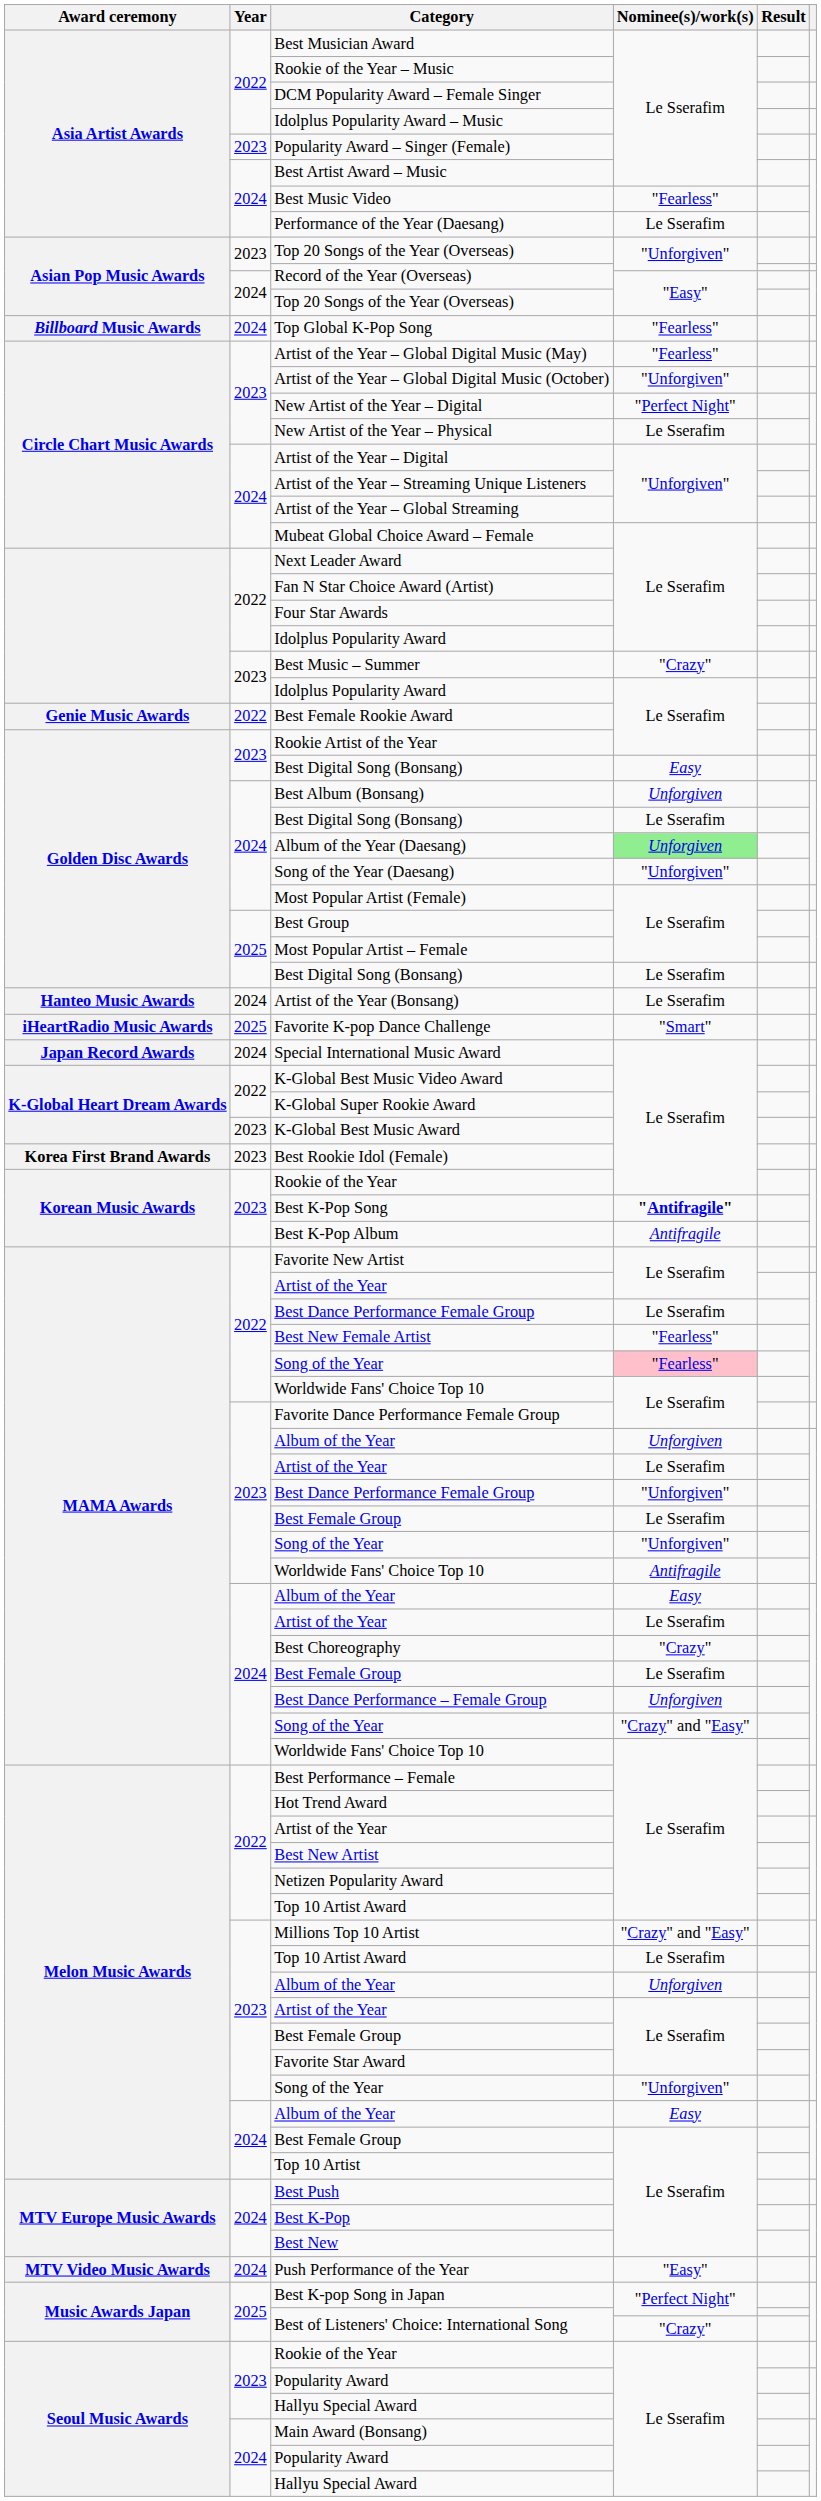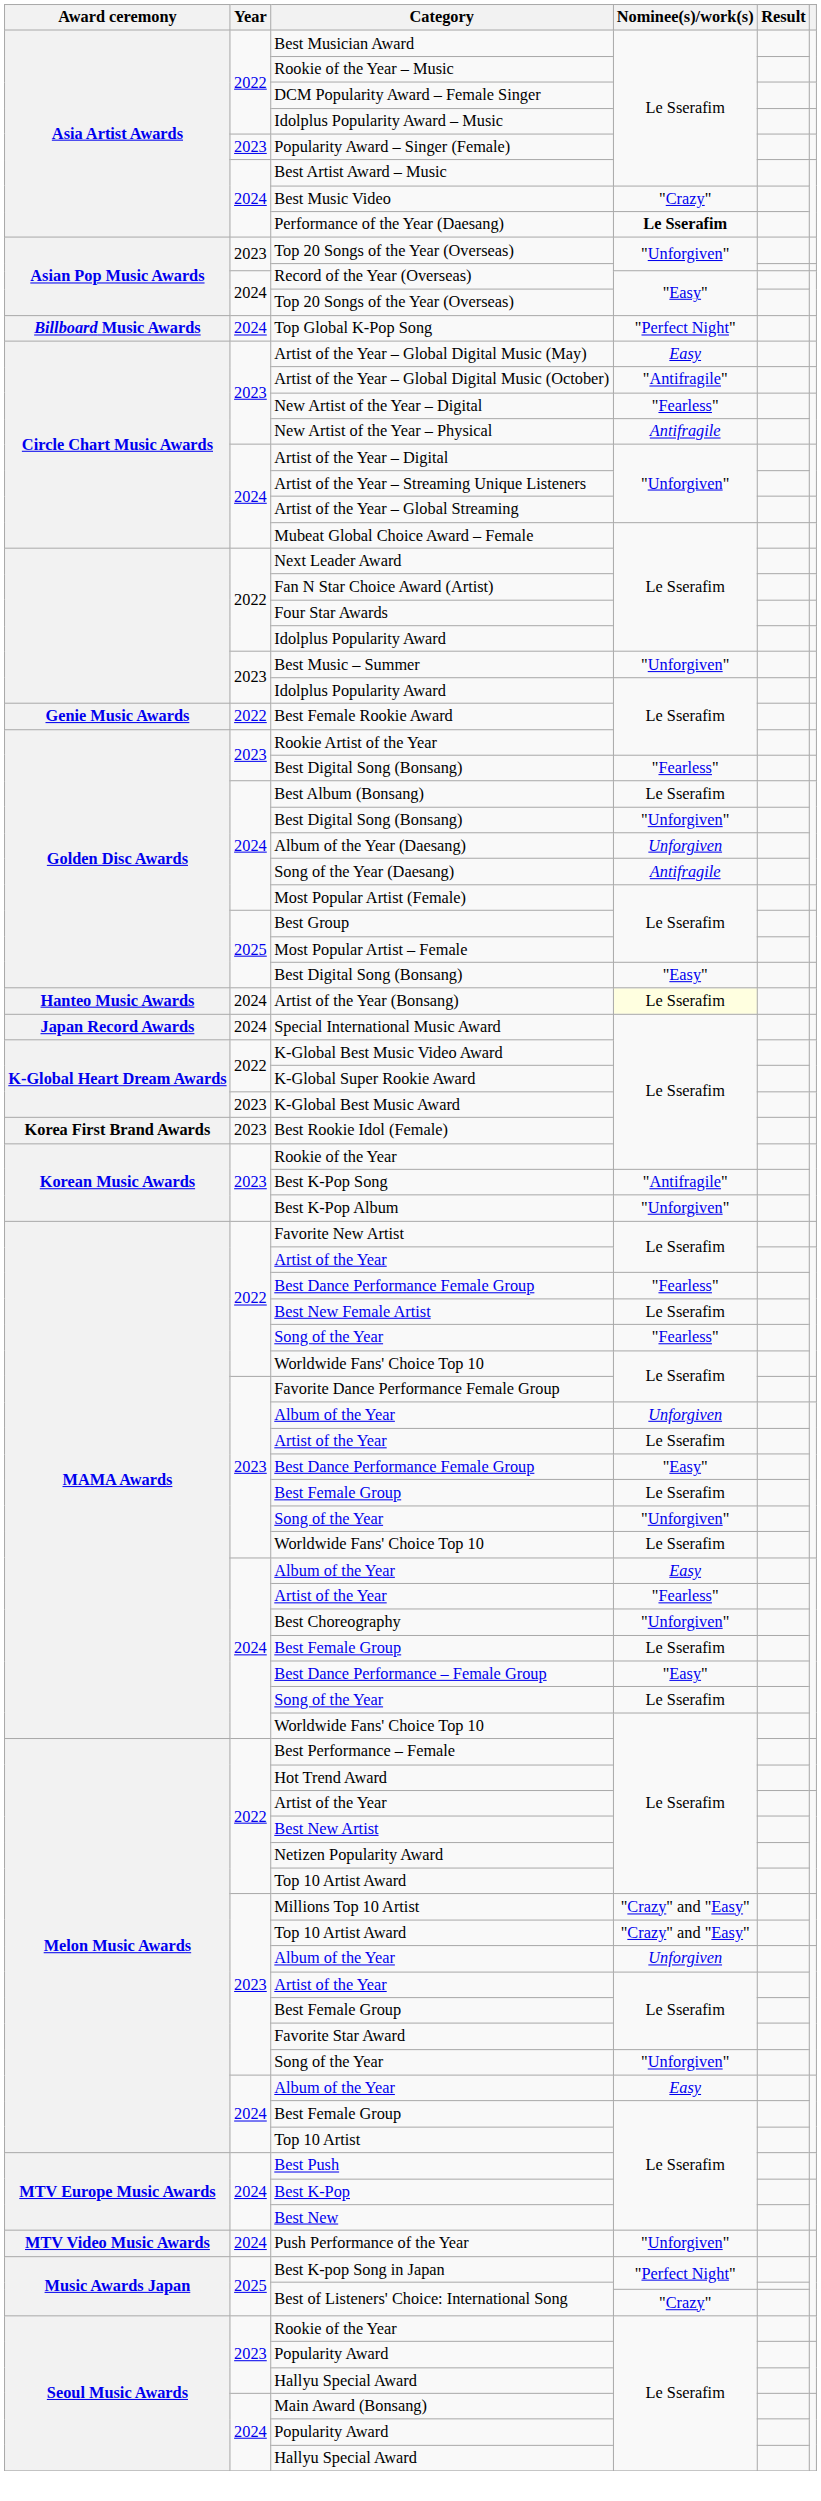(685, 198) "Fearless" -> (685, 198) "Crazy"
(685, 224) normal -> (685, 224) bold
(685, 328) "Fearless" -> (685, 328) "Perfect Night"
(685, 353) "Fearless" -> (685, 353) Easy
(685, 379) "Unforgiven" -> (685, 379) "Antifragile"
(685, 405) "Perfect Night" -> (685, 405) "Fearless"
(685, 431) Le Sserafim -> (685, 431) Antifragile
(685, 664) "Crazy" -> (685, 664) "Unforgiven"
(685, 768) Easy -> (685, 768) "Fearless"
(685, 793) Unforgiven -> (685, 793) Le Sserafim
(685, 819) Le Sserafim -> (685, 819) "Unforgiven"
(685, 845) lightgreen background -> (685, 845) no background
(685, 871) "Unforgiven" -> (685, 871) Antifragile
(685, 975) Le Sserafim -> (685, 975) "Easy"
(685, 1000) no background -> (685, 1000) lightyellow background
- row: (250, 1026)
(685, 1208) bold -> (685, 1182) normal
(685, 1233) Antifragile -> (685, 1208) "Unforgiven"
(685, 1311) Le Sserafim -> (685, 1285) "Fearless"
(685, 1337) "Fearless" -> (685, 1311) Le Sserafim
(685, 1363) pink background -> (685, 1337) no background
(685, 1492) "Unforgiven" -> (685, 1466) "Easy"
(685, 1570) Antifragile -> (685, 1544) Le Sserafim
(685, 1622) Le Sserafim -> (685, 1596) "Fearless"
(685, 1648) "Crazy" -> (685, 1622) "Unforgiven"
(685, 1699) Unforgiven -> (685, 1673) "Easy"
(685, 1725) "Crazy" and "Easy" -> (685, 1699) Le Sserafim
(685, 1958) Le Sserafim -> (685, 1932) "Crazy" and "Easy"
(685, 2269) "Easy" -> (685, 2243) "Unforgiven"
